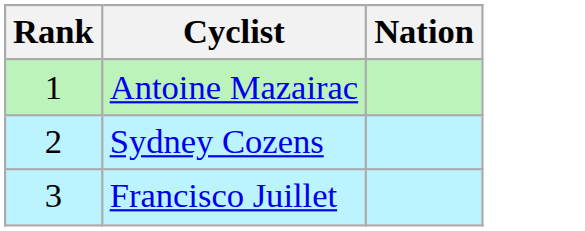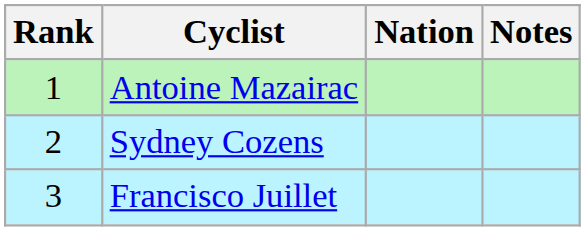+ column: (531, 31)
